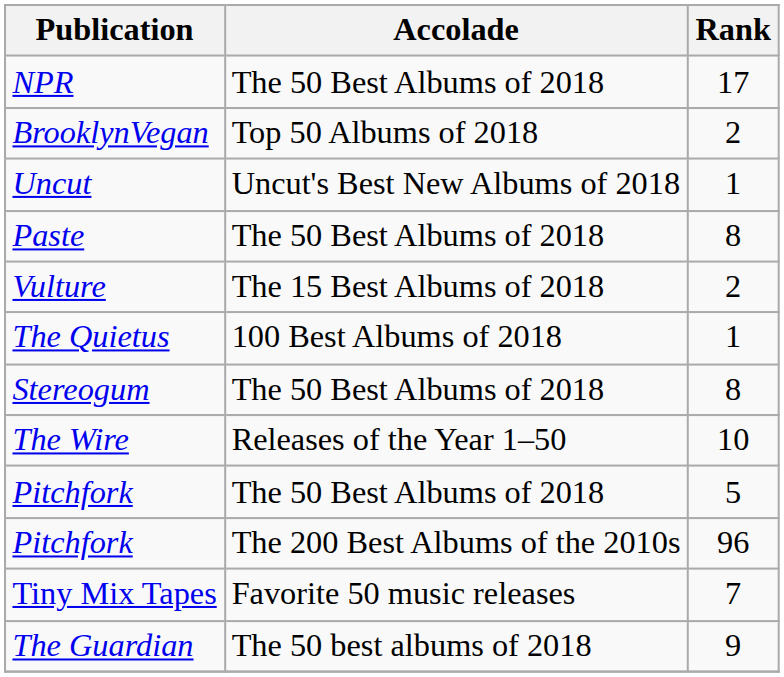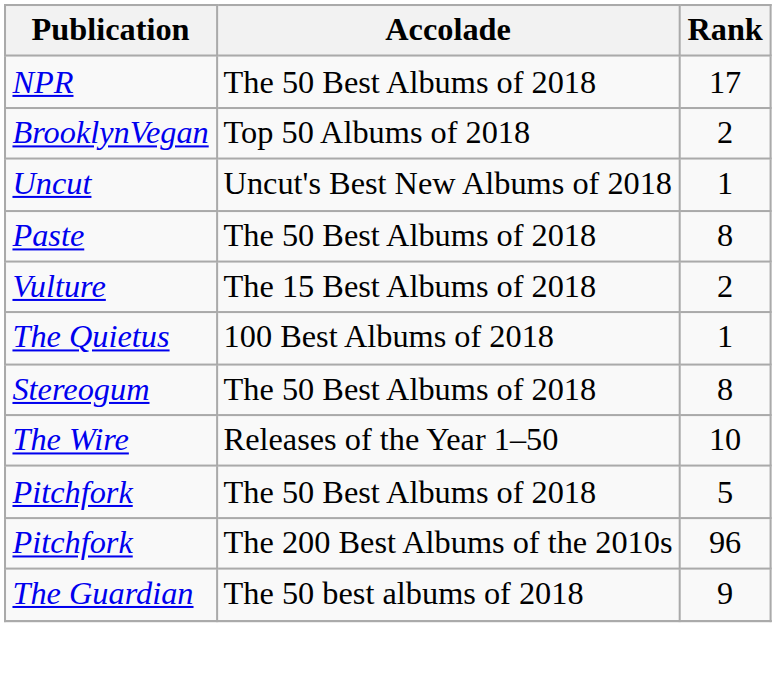- row: (115, 593)
